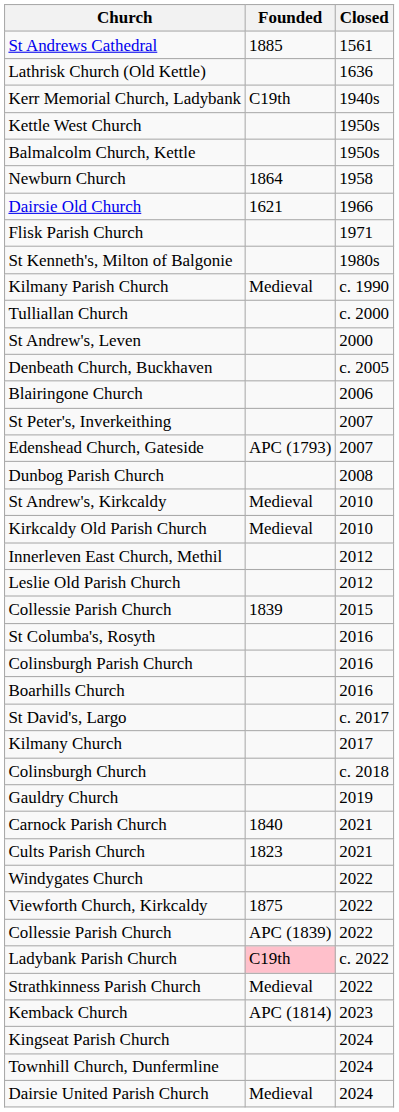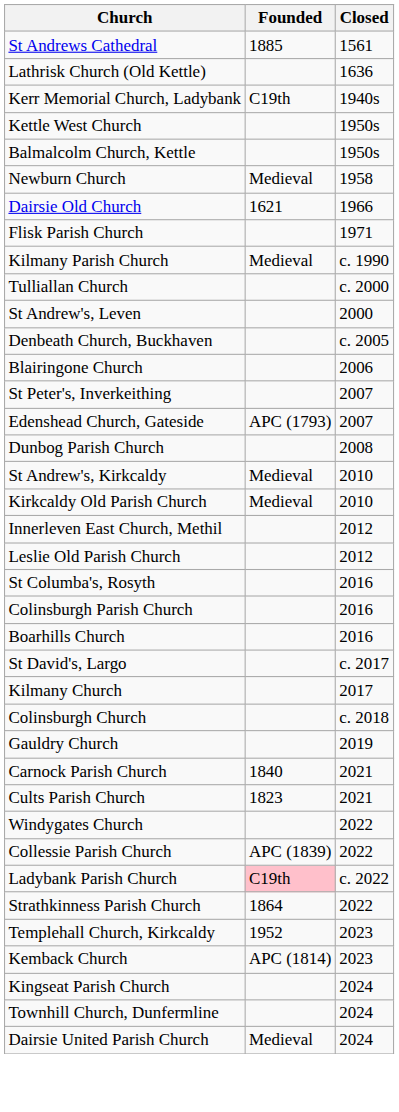(266, 179) 1864 -> (281, 179) Medieval
- row: (120, 260)
- row: (90, 609)
- row: (108, 905)
(281, 986) Medieval -> (266, 905) 1864
+ row: (112, 932)
